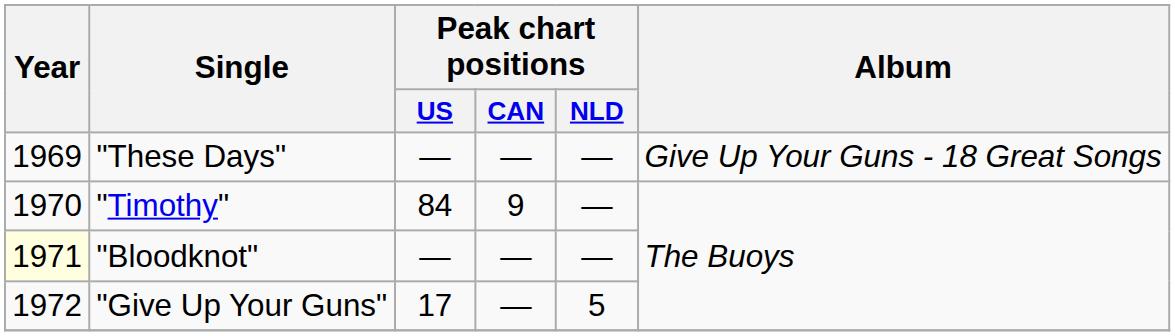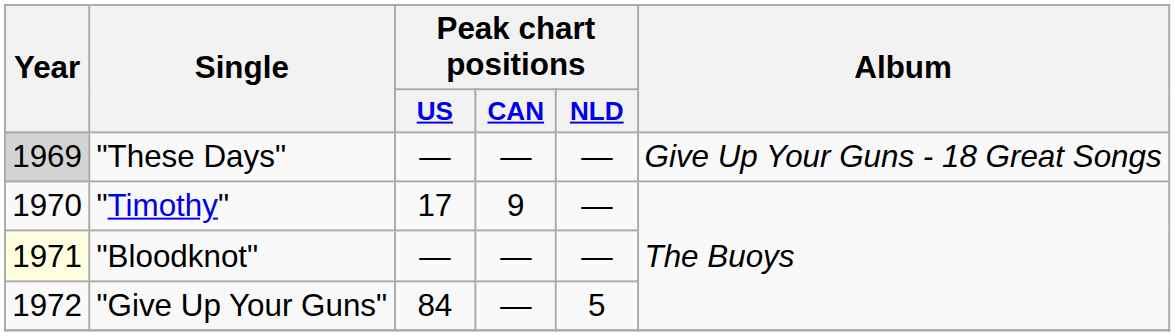(47, 156) no background -> (47, 156) lightgrey background
(435, 205) 84 -> (435, 205) 17
(435, 305) 17 -> (435, 305) 84
